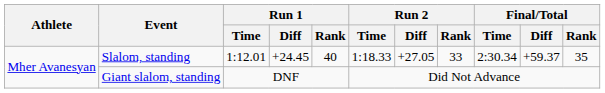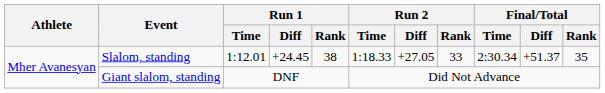(330, 56) 40 -> (330, 56) 38
(541, 56) +59.37 -> (541, 56) +51.37
